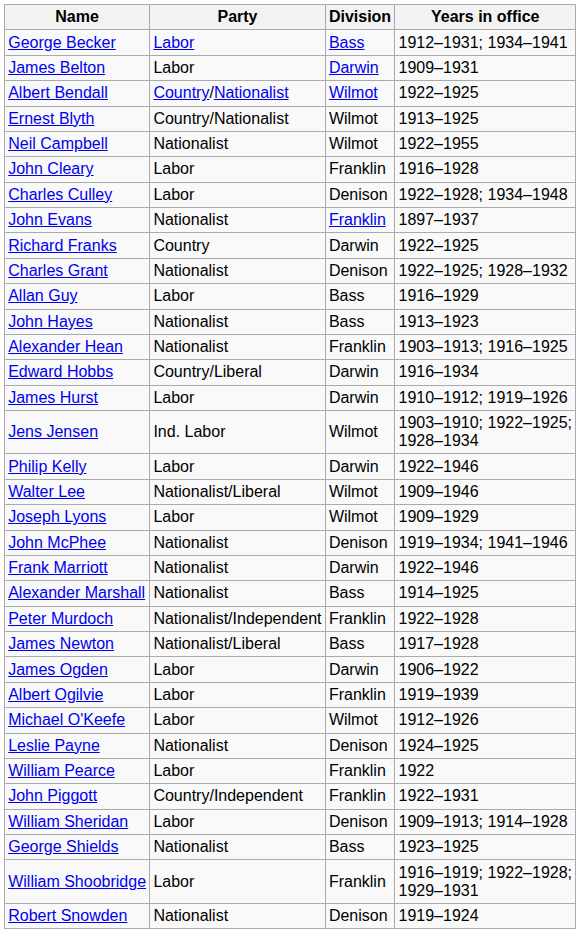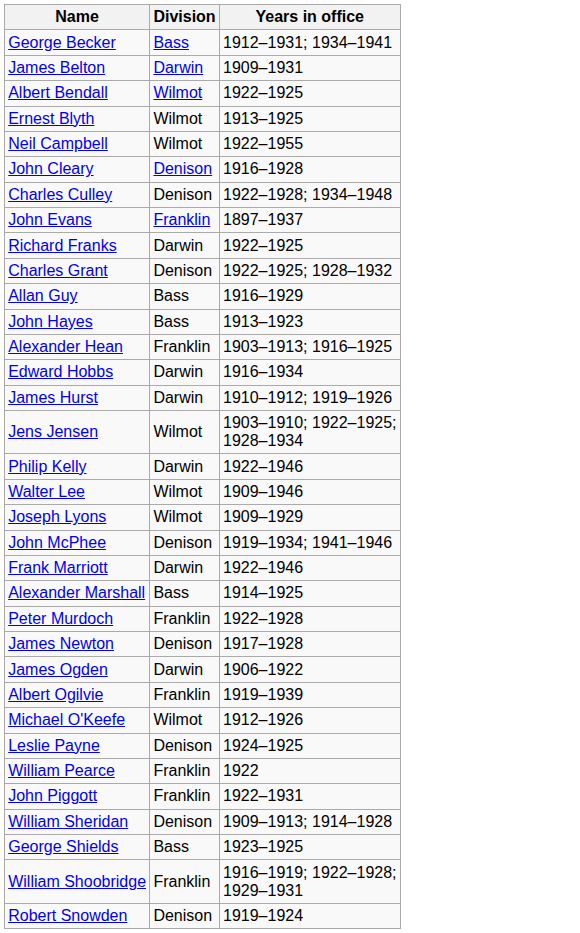- column: (237, 17)
(357, 169) Franklin -> (183, 169) Denison
(347, 644) Bass -> (183, 644) Denison
